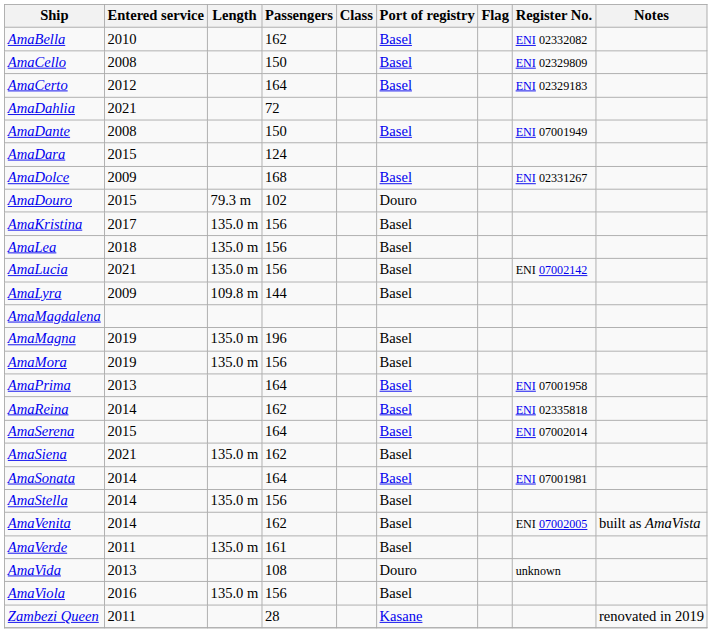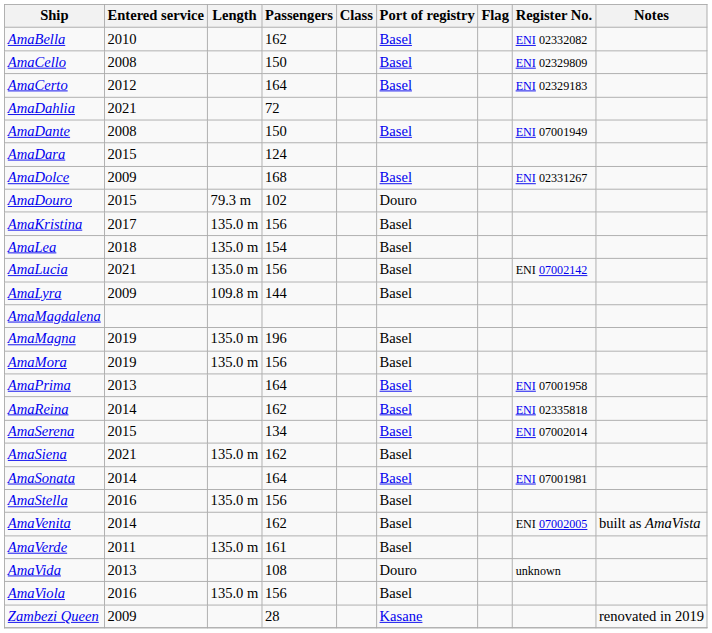(276, 246) 156 -> (276, 246) 154
(276, 431) 164 -> (276, 431) 134
(122, 500) 2014 -> (122, 500) 2016
(122, 616) 2011 -> (122, 616) 2009
